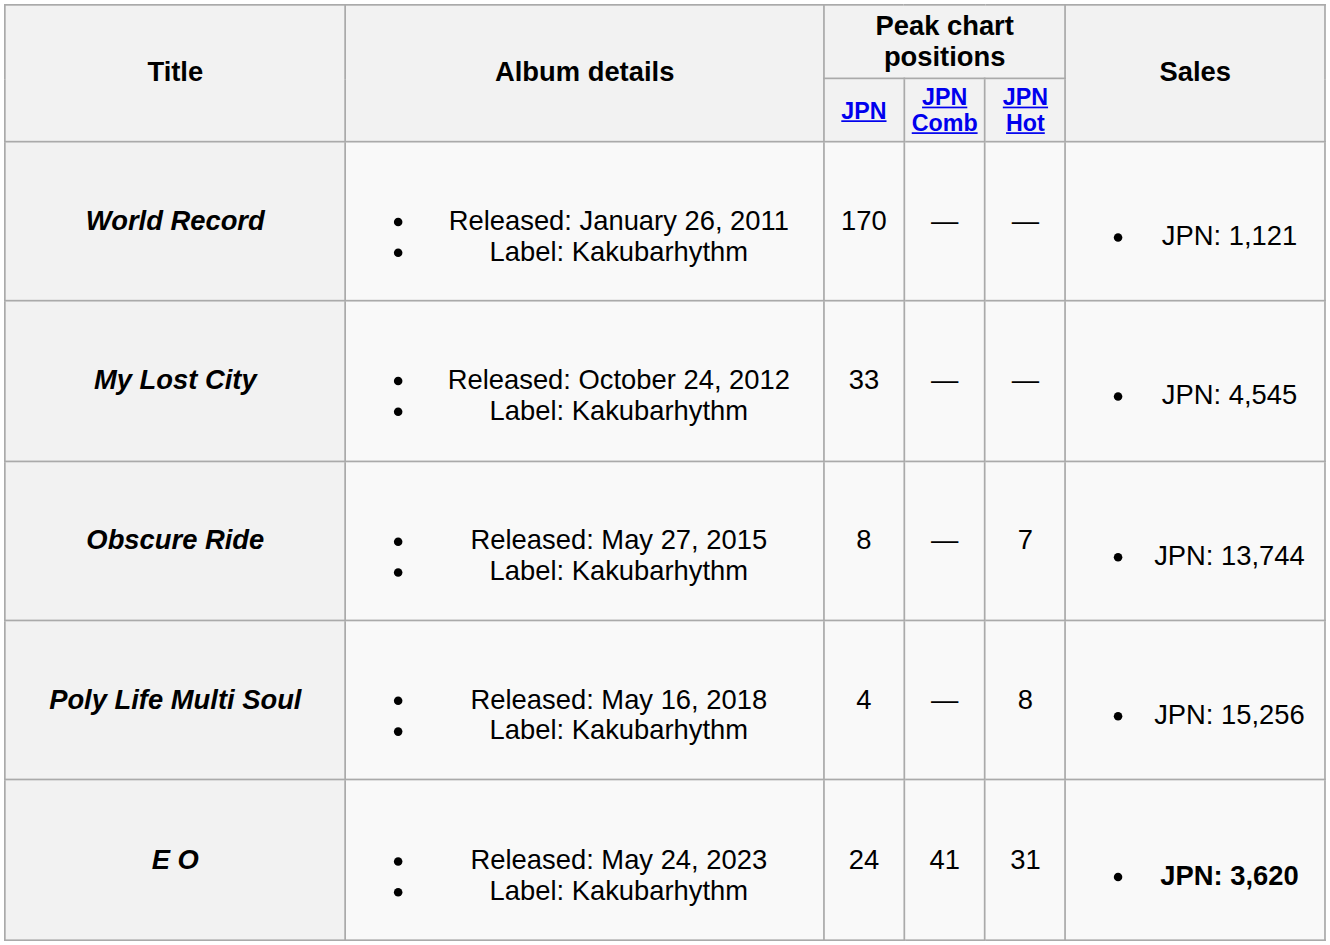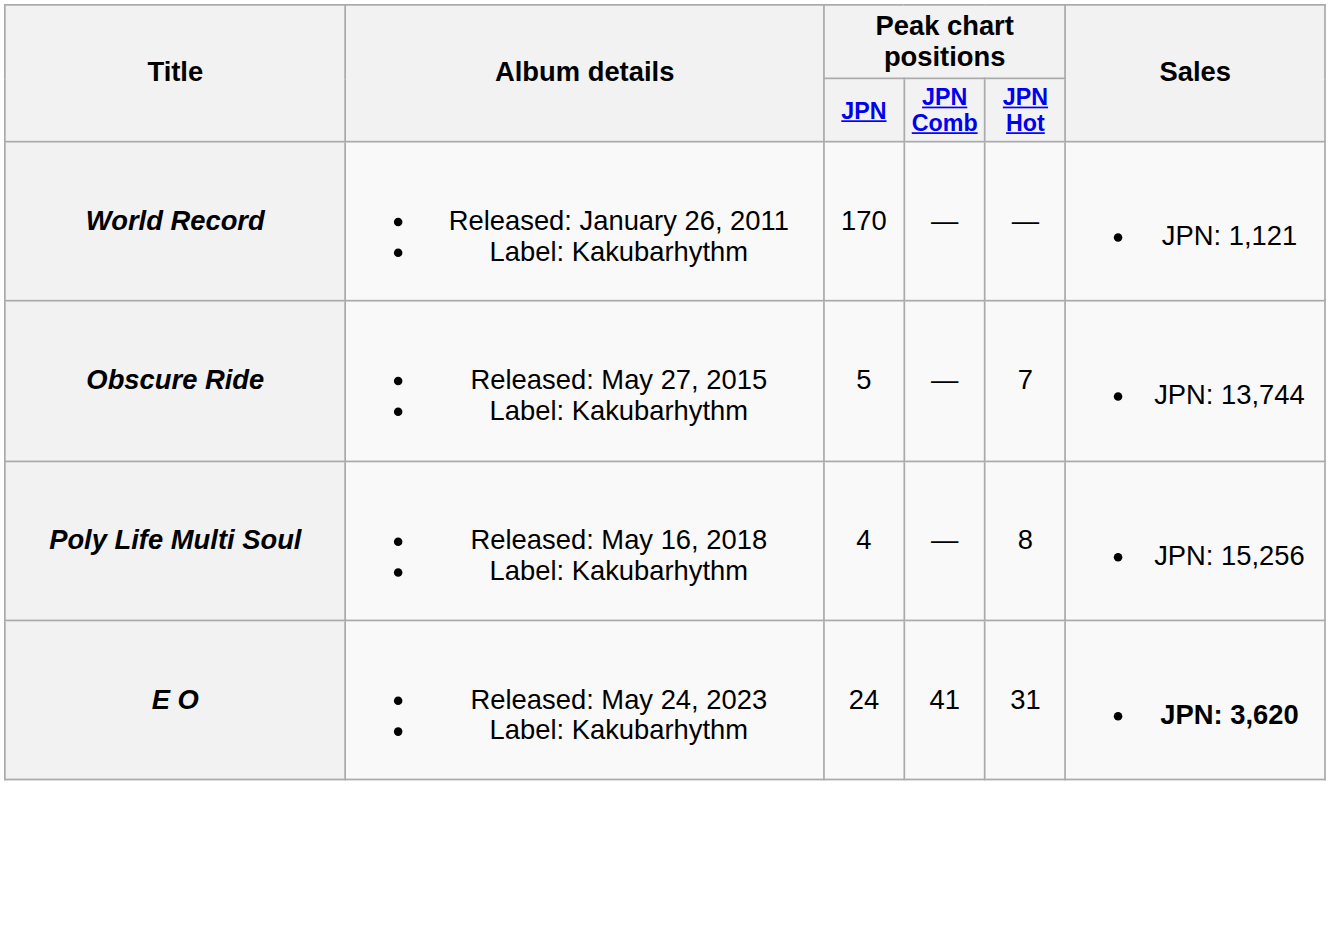- row: (175, 380)
(864, 540) 8 -> (864, 380) 5
